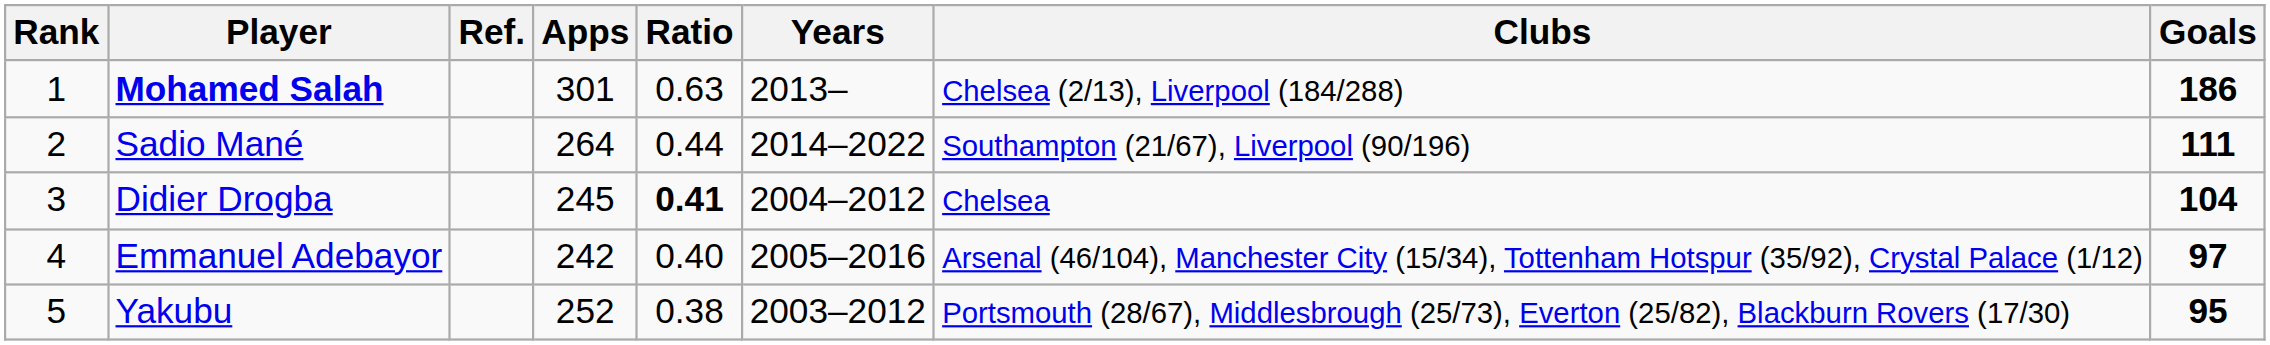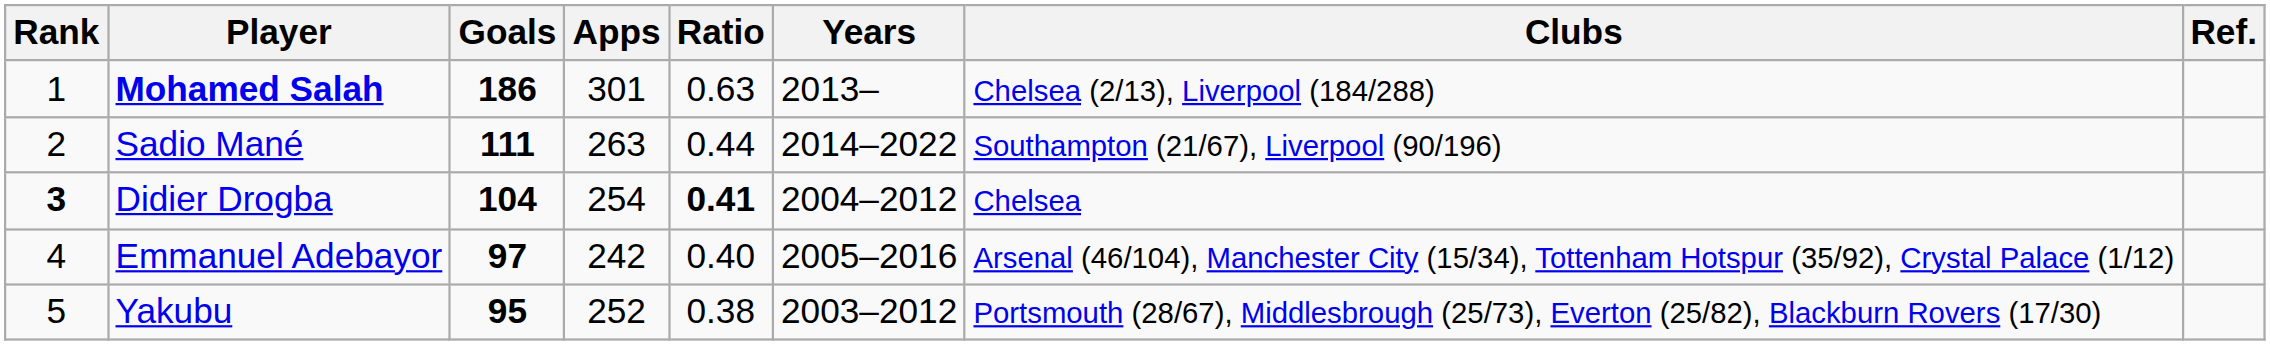columns swapped: (2208, 32) <-> (492, 32)
(585, 144) 264 -> (617, 144) 263
(56, 199) normal -> (56, 199) bold
(585, 199) 245 -> (617, 199) 254
